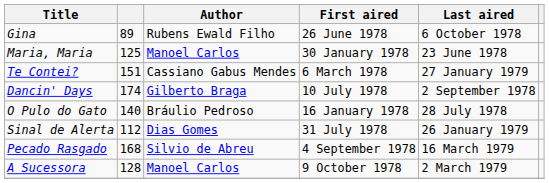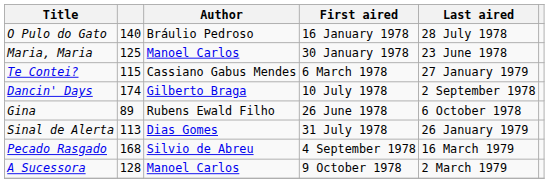rows swapped: (57, 110) <-> (22, 33)
(130, 72) 151 -> (130, 72) 115
(130, 130) 112 -> (130, 130) 113
